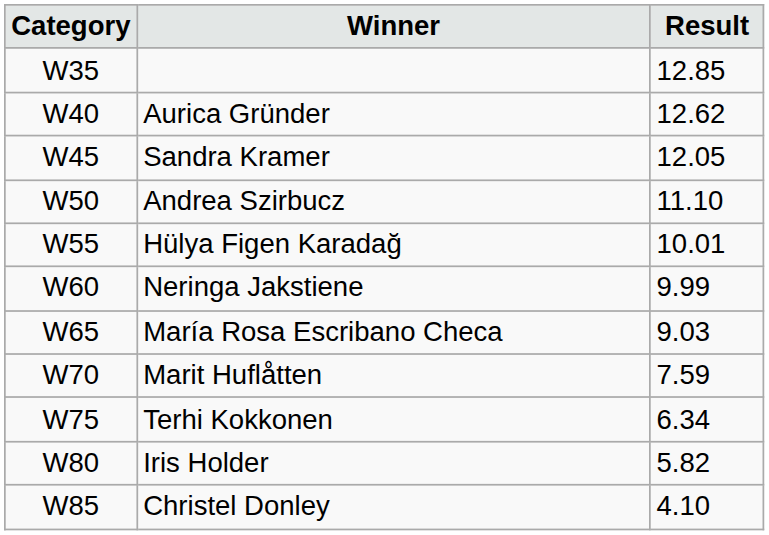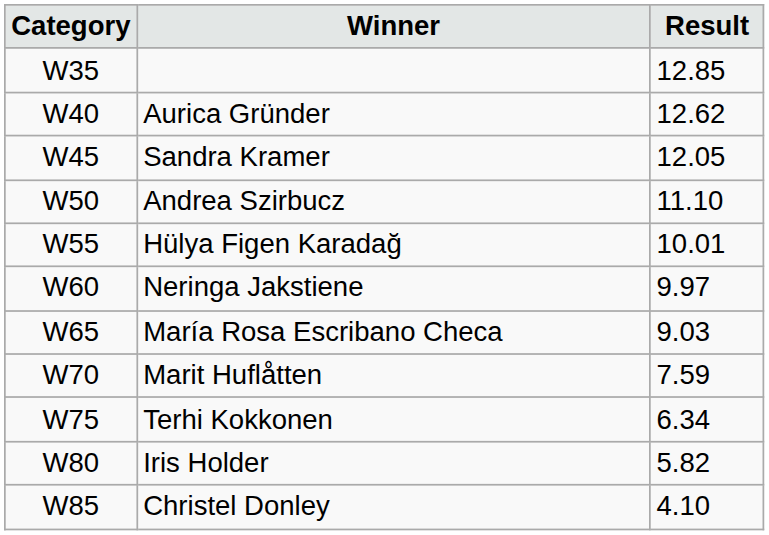(683, 288) 9.99 -> (683, 288) 9.97
